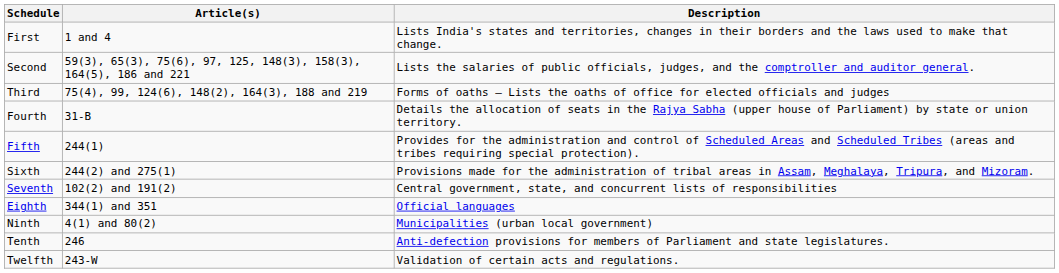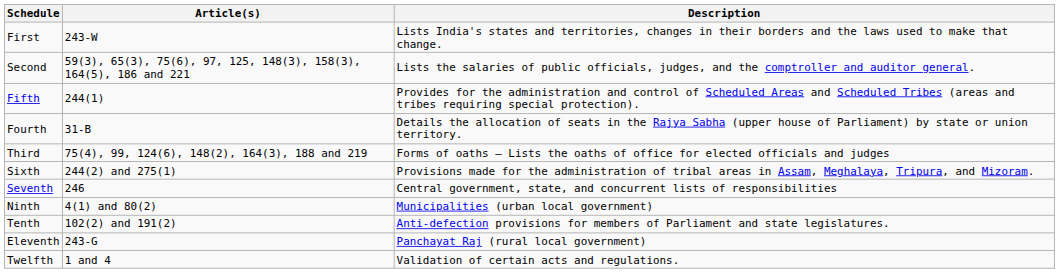(88, 37) 1 and 4 -> (81, 37) 243-W
rows swapped: (23, 92) <-> (23, 146)
(121, 188) 102(2) and 191(2) -> (75, 188) 246
- row: (27, 206)
(75, 242) 246 -> (121, 224) 102(2) and 191(2)
+ row: (33, 242)
(81, 259) 243-W -> (88, 259) 1 and 4
